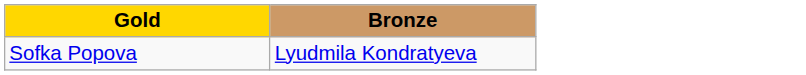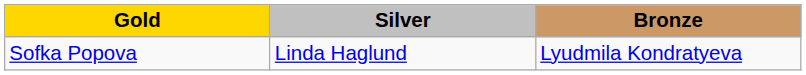+ column: (403, 20)
